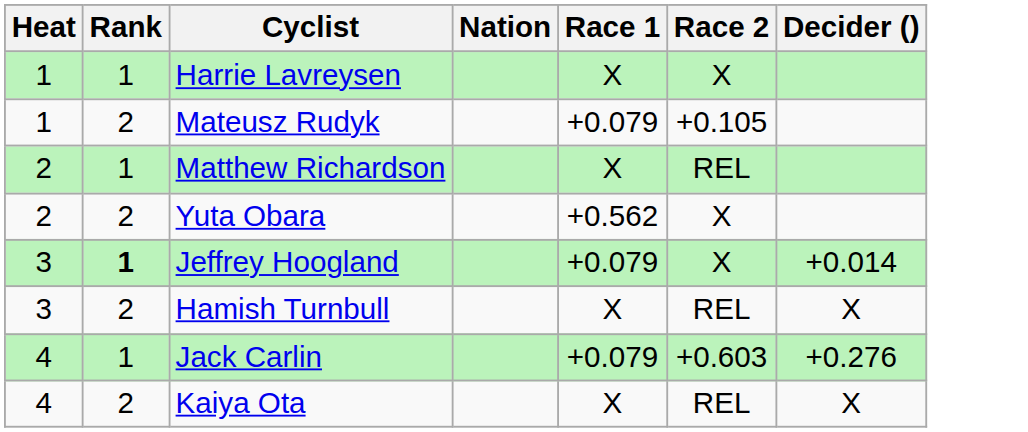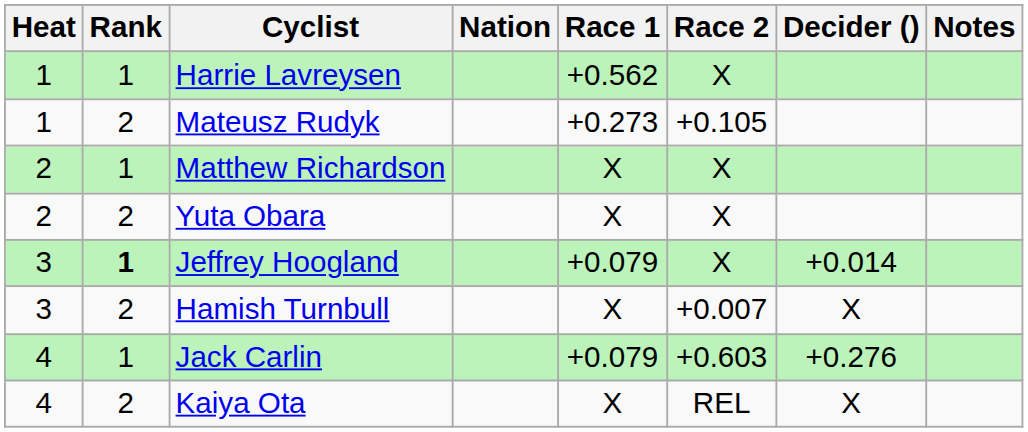+ column: (974, 27)
(612, 74) X -> (612, 74) +0.562
(612, 121) +0.079 -> (612, 121) +0.273
(722, 168) REL -> (722, 168) X
(612, 215) +0.562 -> (612, 215) X
(722, 309) REL -> (722, 309) +0.007
